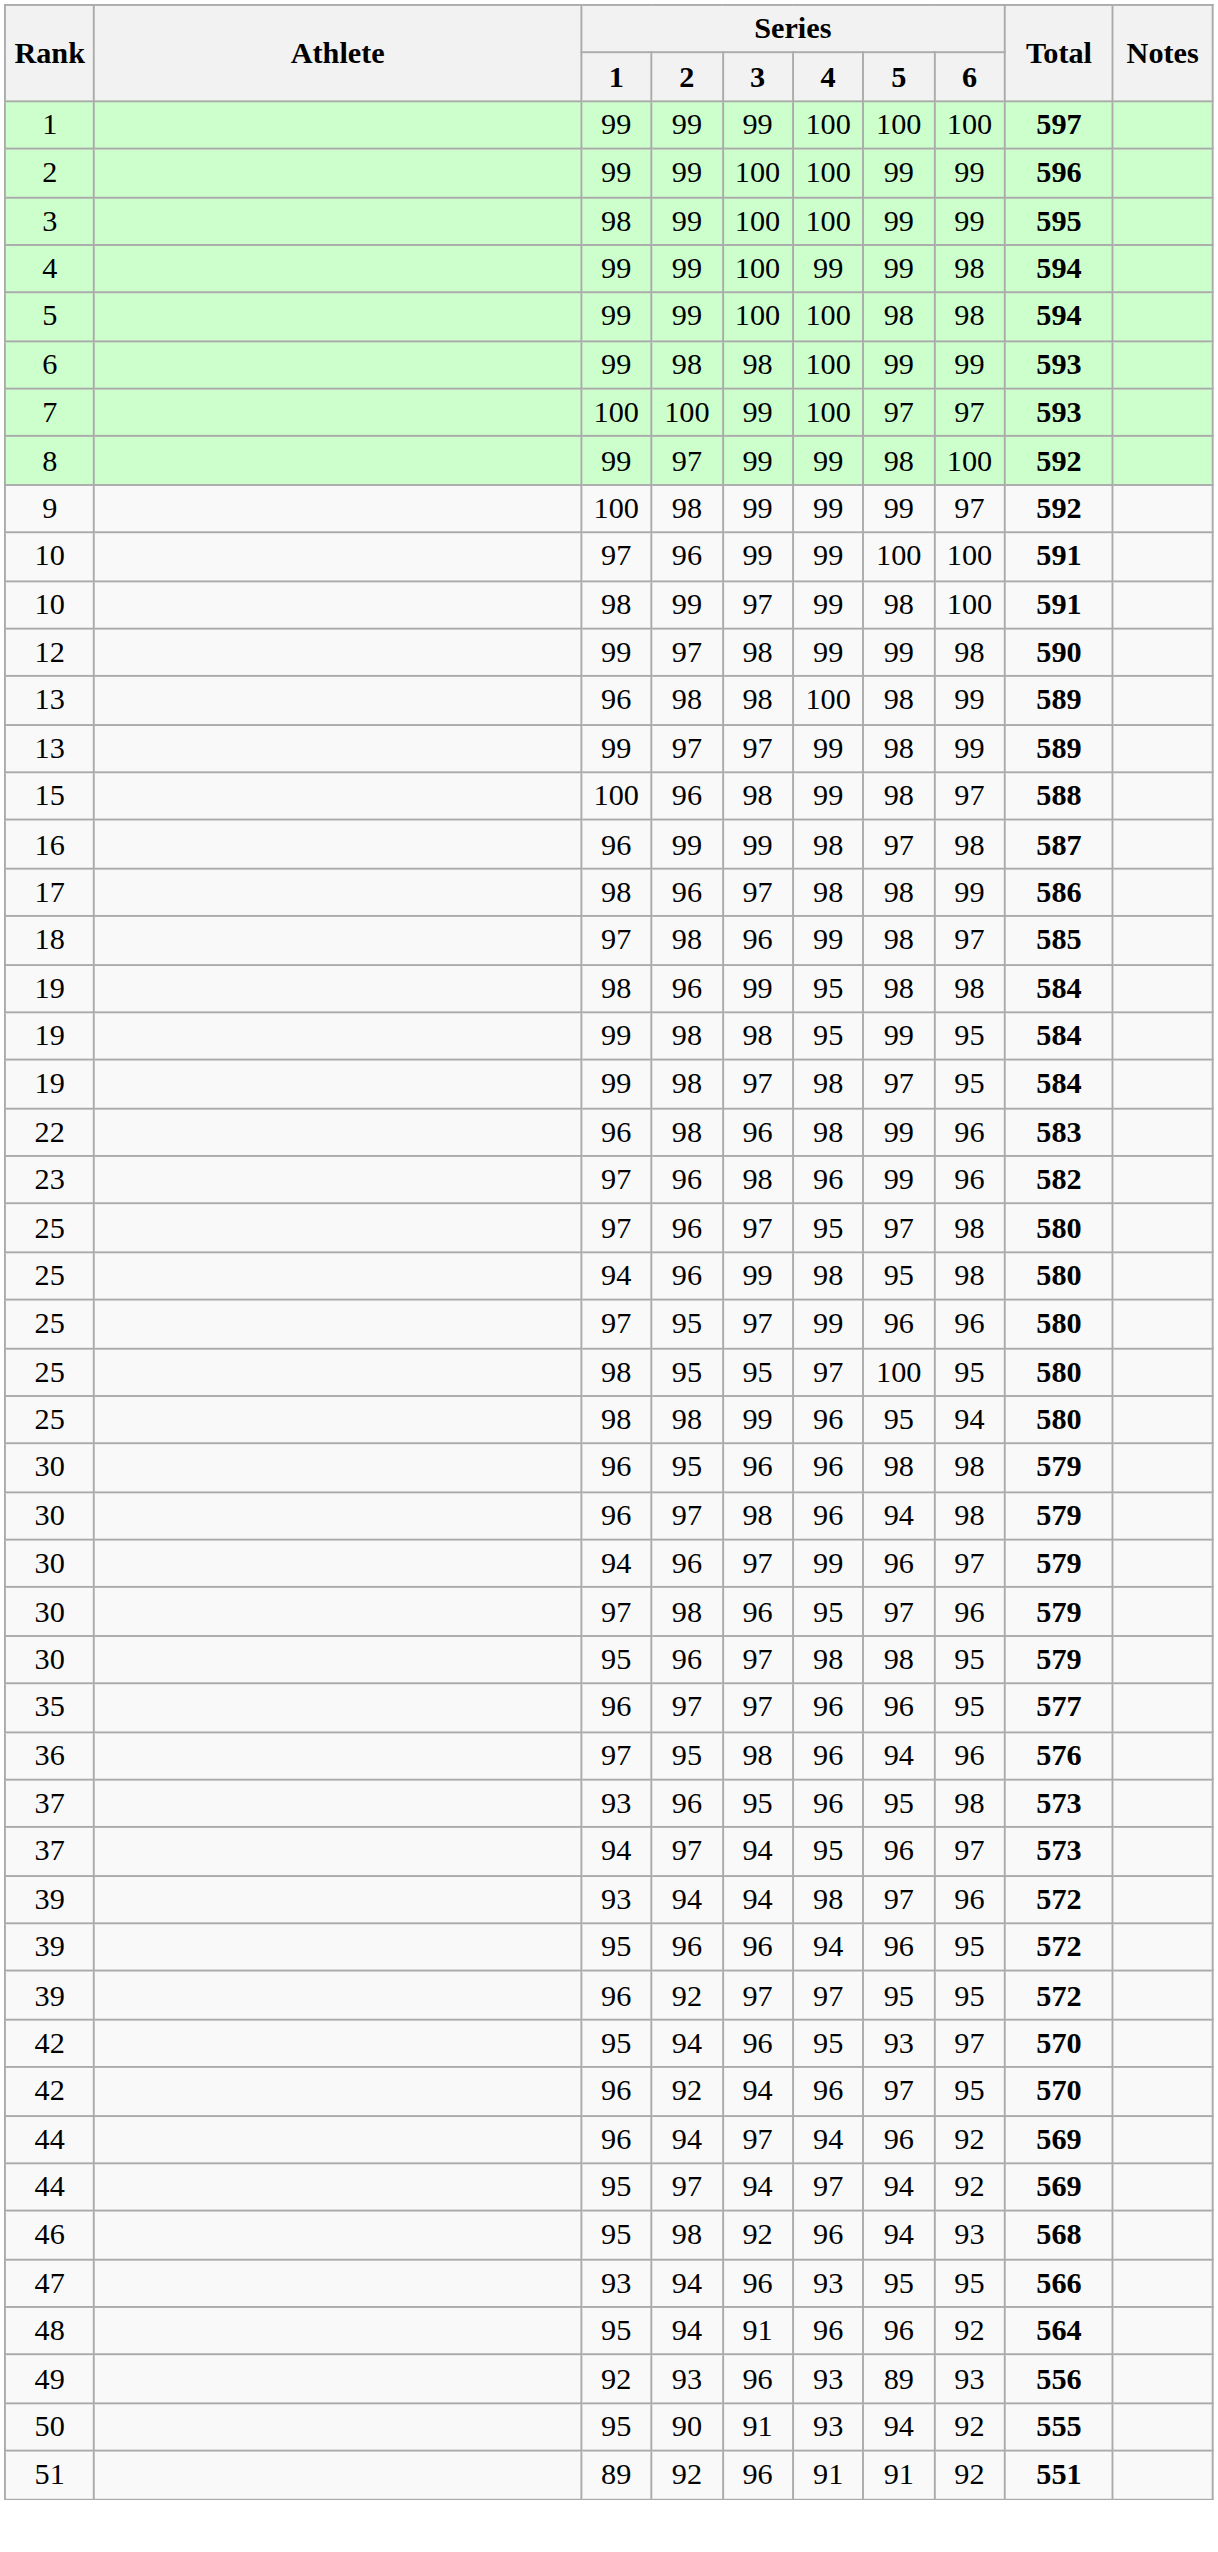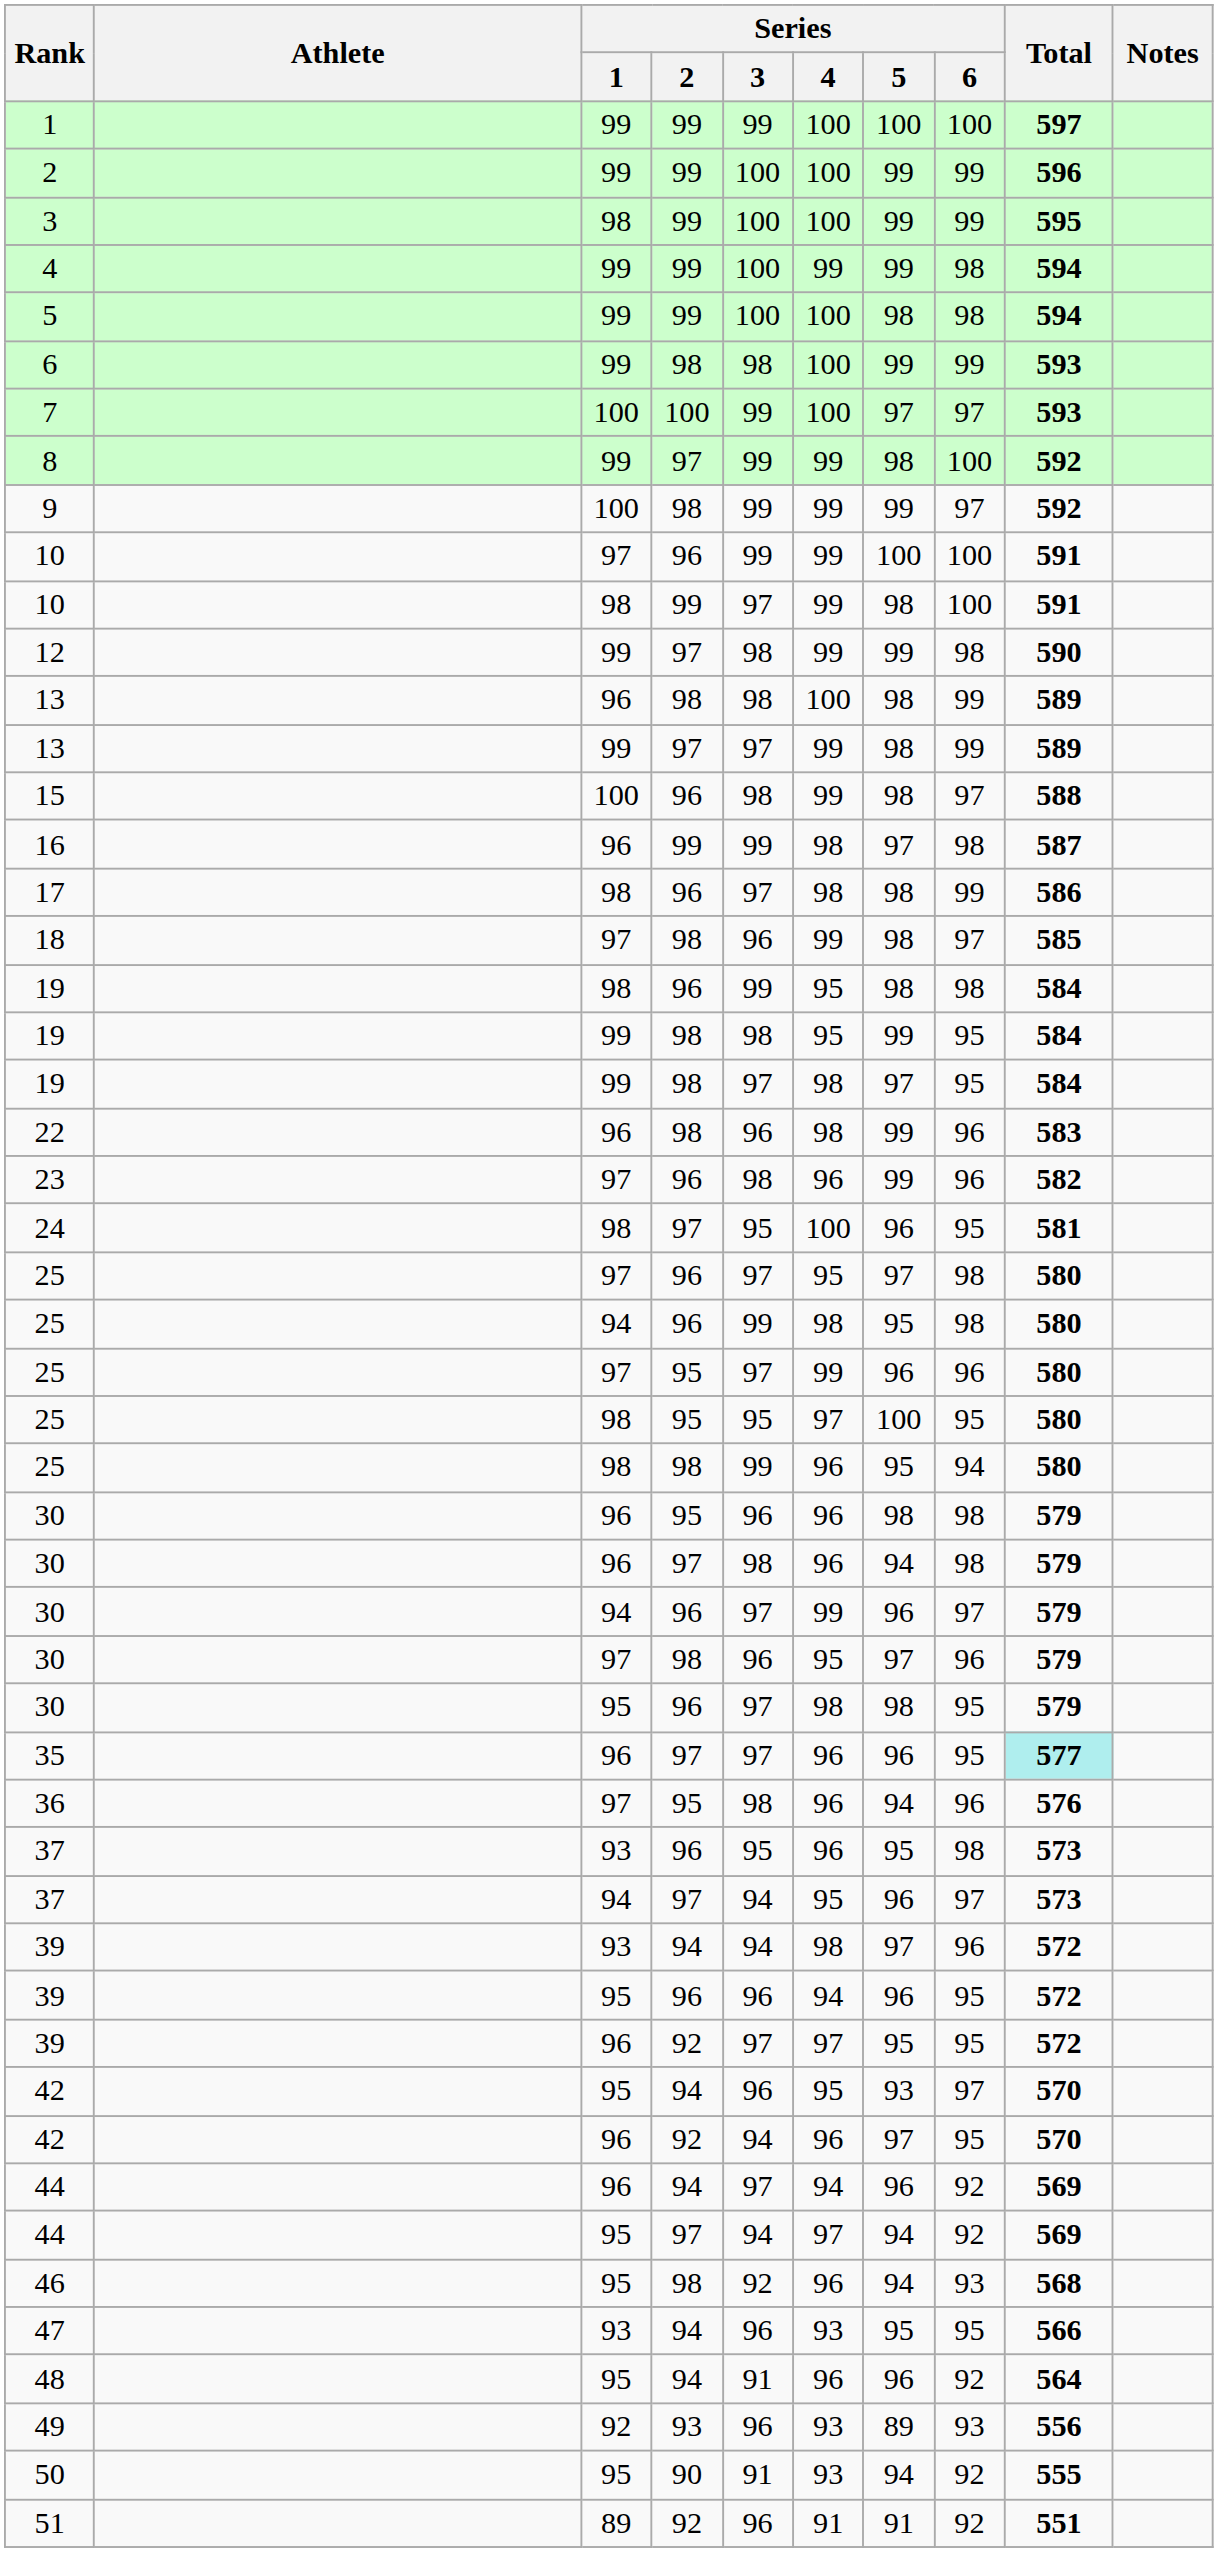+ row: (50, 1227)
(1059, 1707) no background -> (1059, 1754) paleturquoise background
